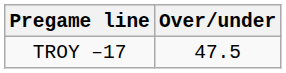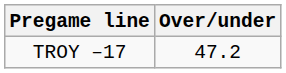(218, 52) 47.5 -> (218, 52) 47.2
